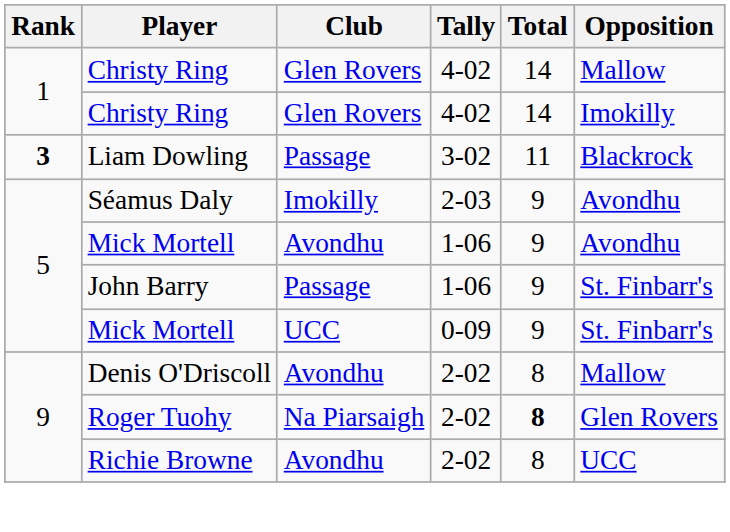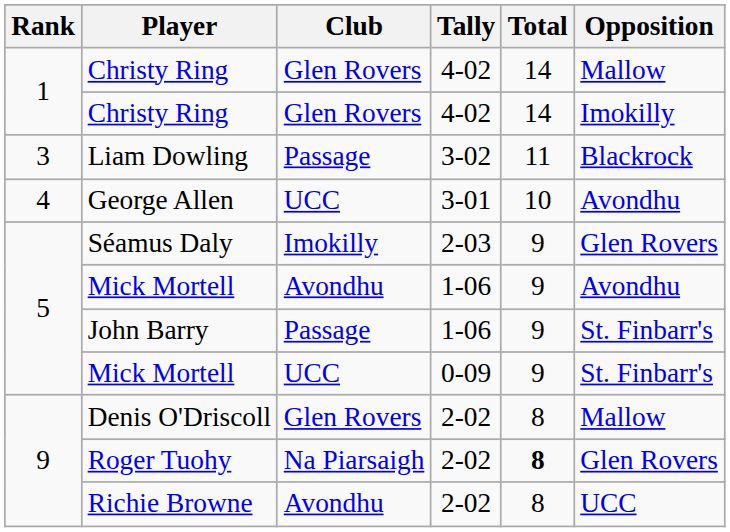(43, 156) bold -> (43, 156) normal
+ row: (161, 199)
(630, 199) Avondhu -> (649, 243) Glen Rovers
(334, 373) Avondhu -> (353, 416) Glen Rovers
